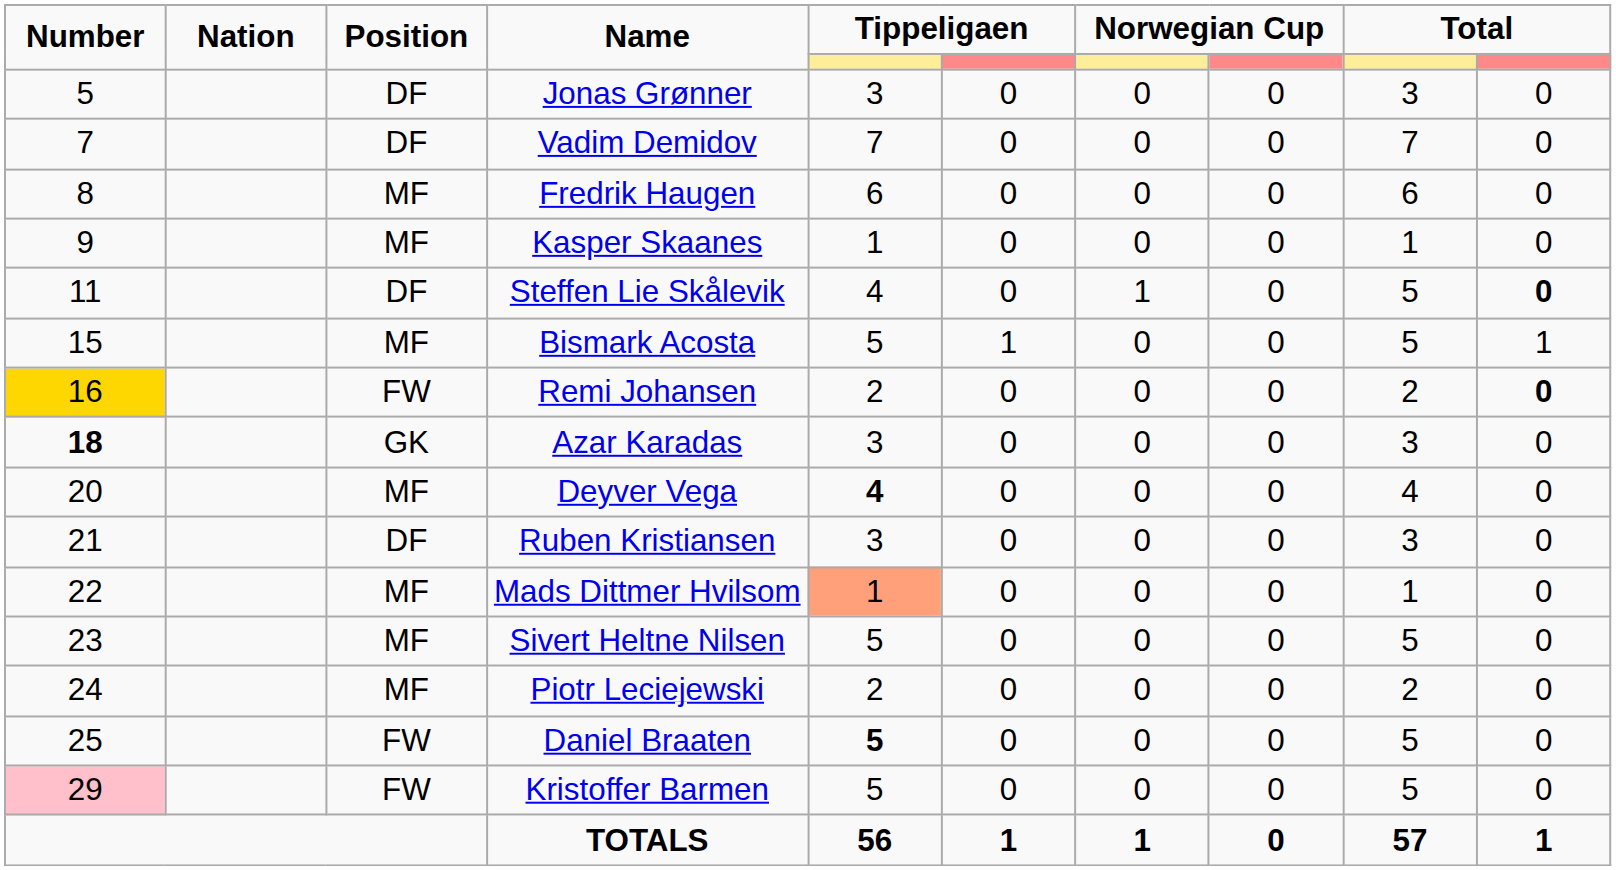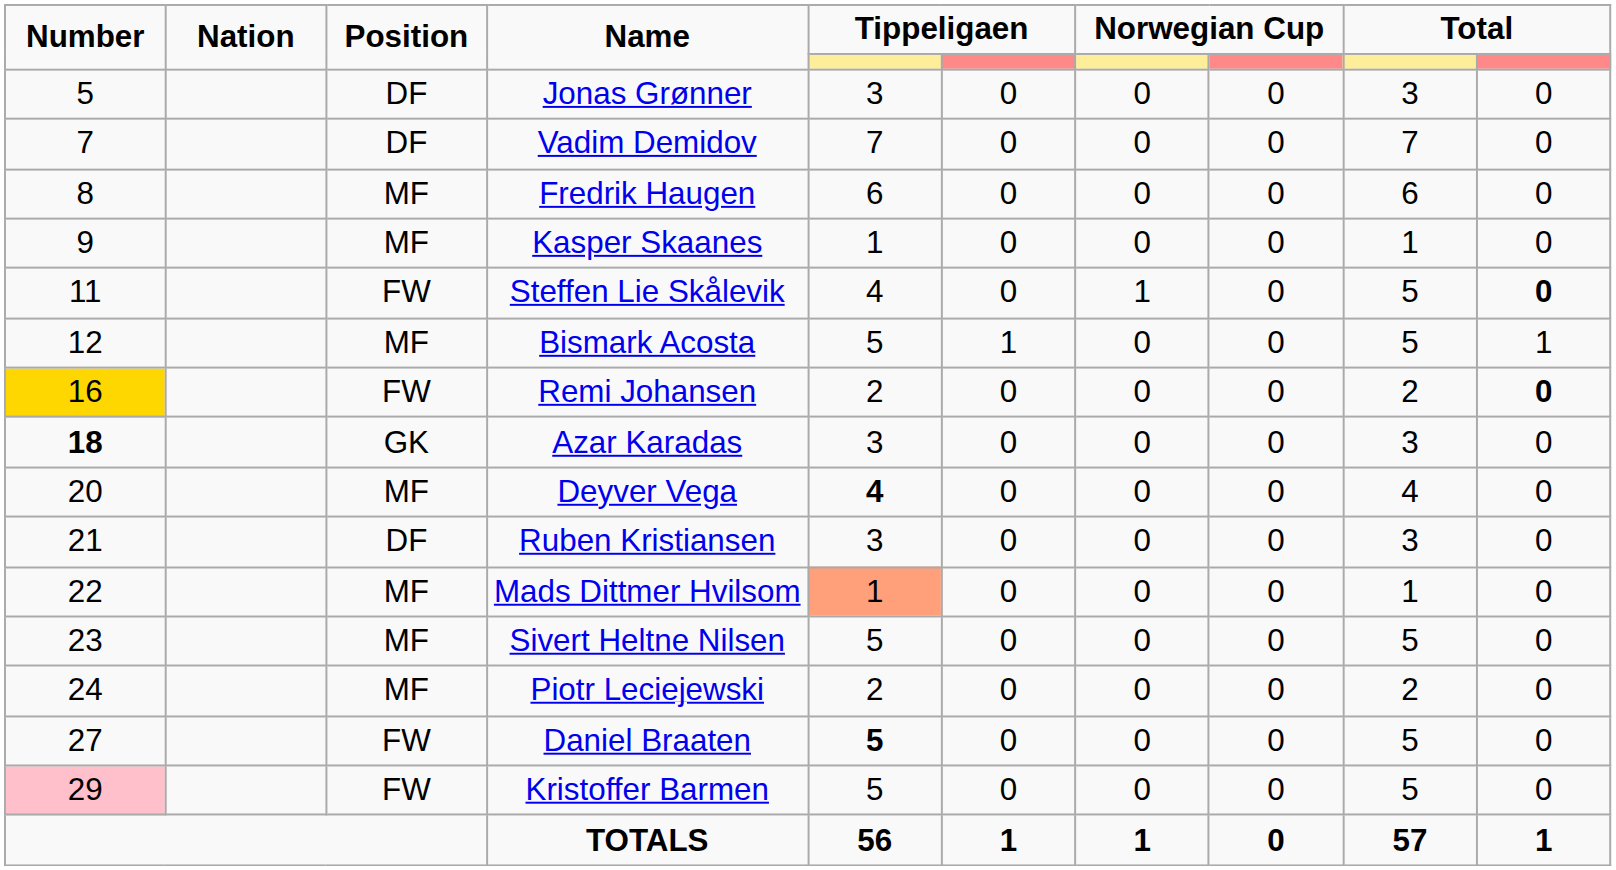(406, 292) DF -> (406, 292) FW
(85, 342) 15 -> (85, 342) 12
(85, 740) 25 -> (85, 740) 27
